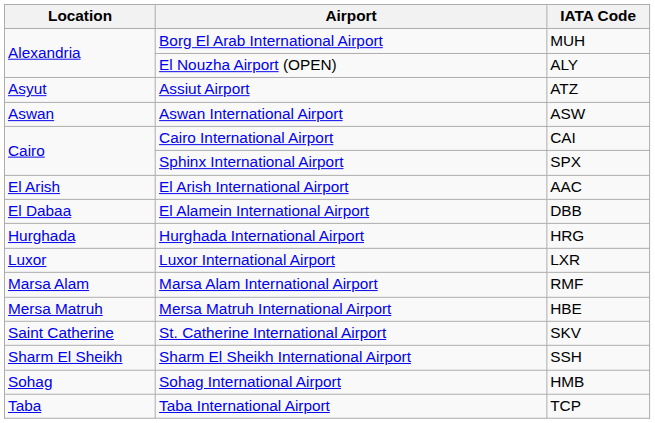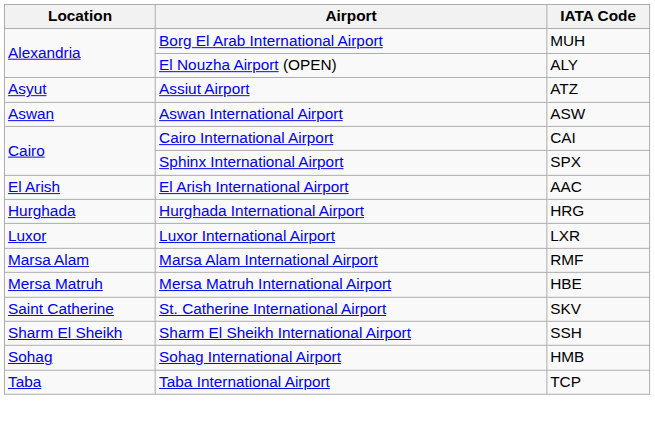- row: (264, 211)
